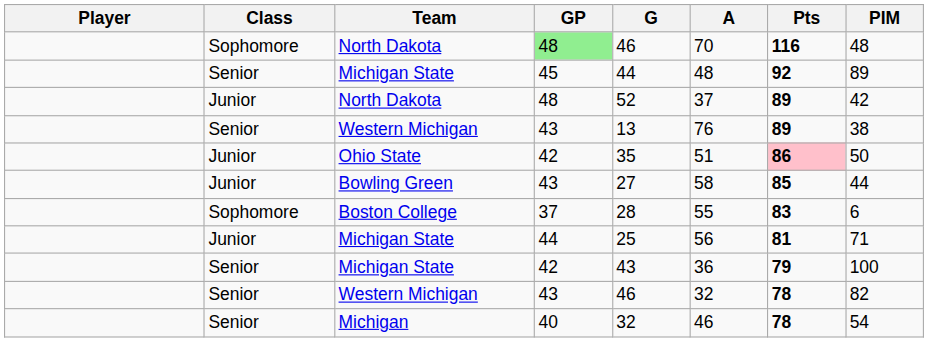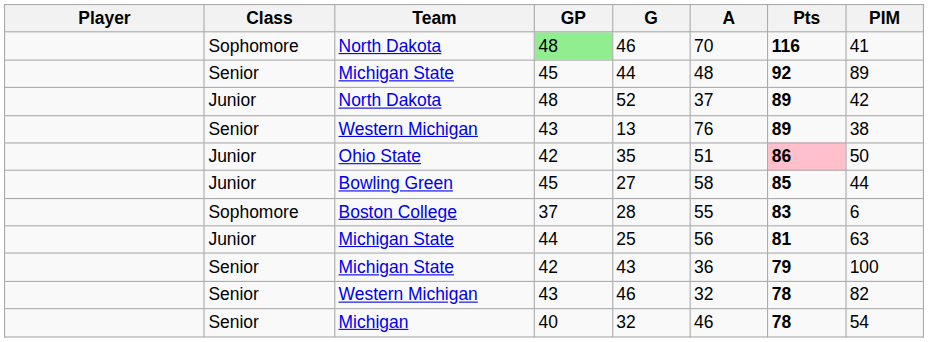(859, 45) 48 -> (859, 45) 41
(548, 184) 43 -> (548, 184) 45
(859, 239) 71 -> (859, 239) 63
